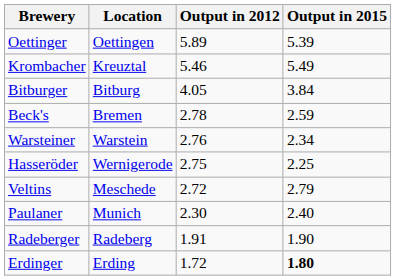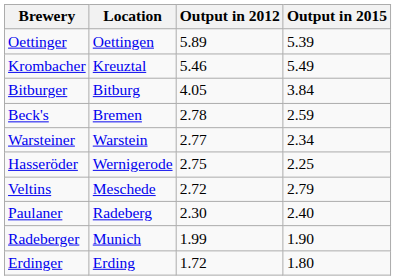(193, 139) 2.76 -> (193, 139) 2.77
(117, 213) Munich -> (122, 213) Radeberg
(122, 238) Radeberg -> (117, 238) Munich
(193, 238) 1.91 -> (193, 238) 1.99
(300, 262) bold -> (300, 262) normal
